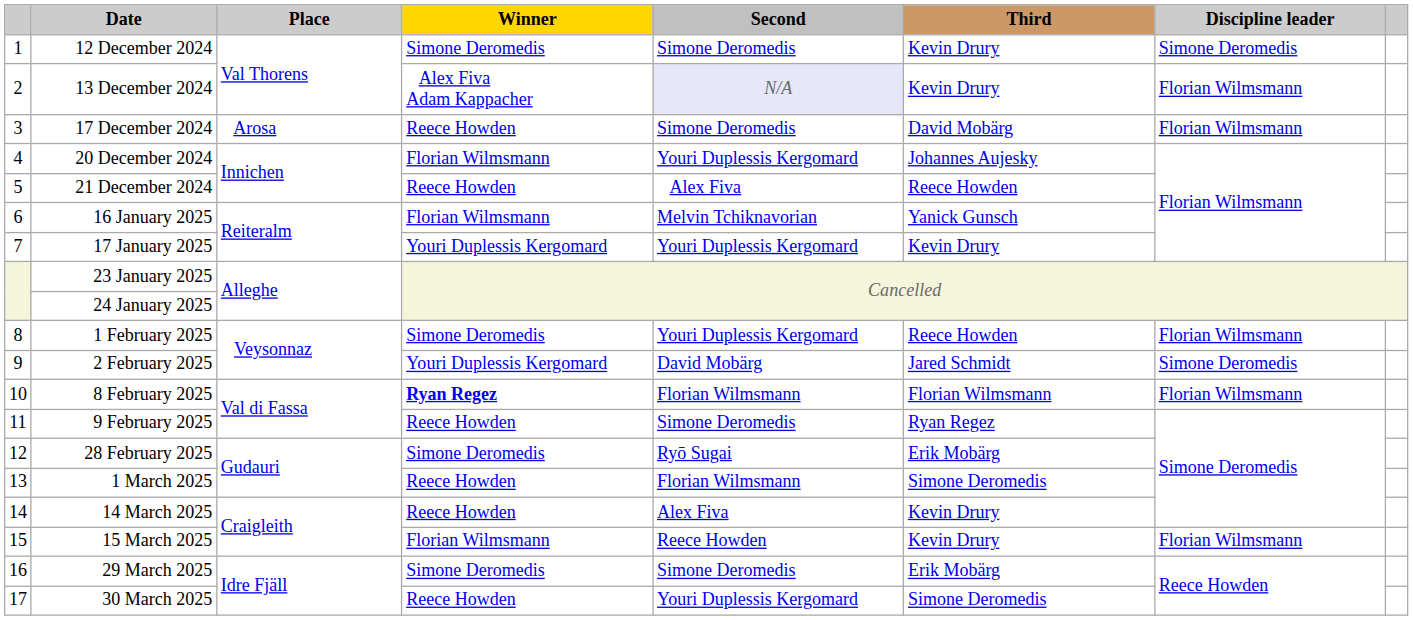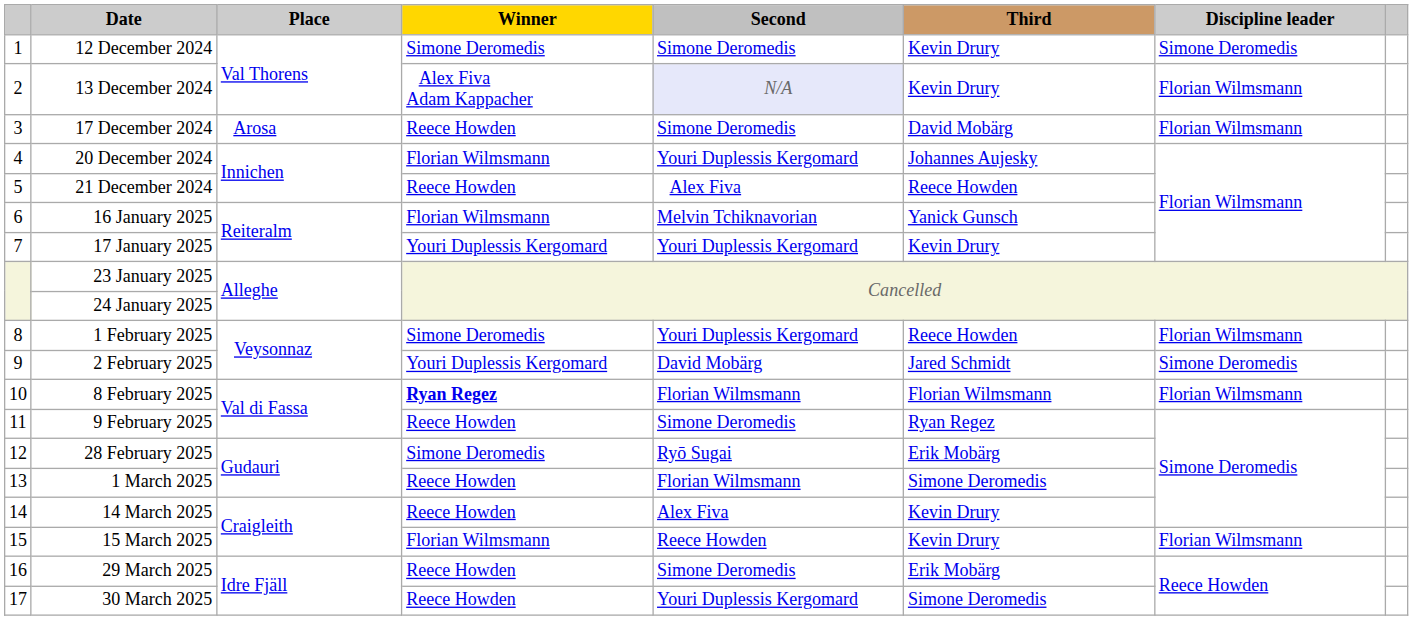(475, 570) Simone Deromedis -> (461, 570) Reece Howden
